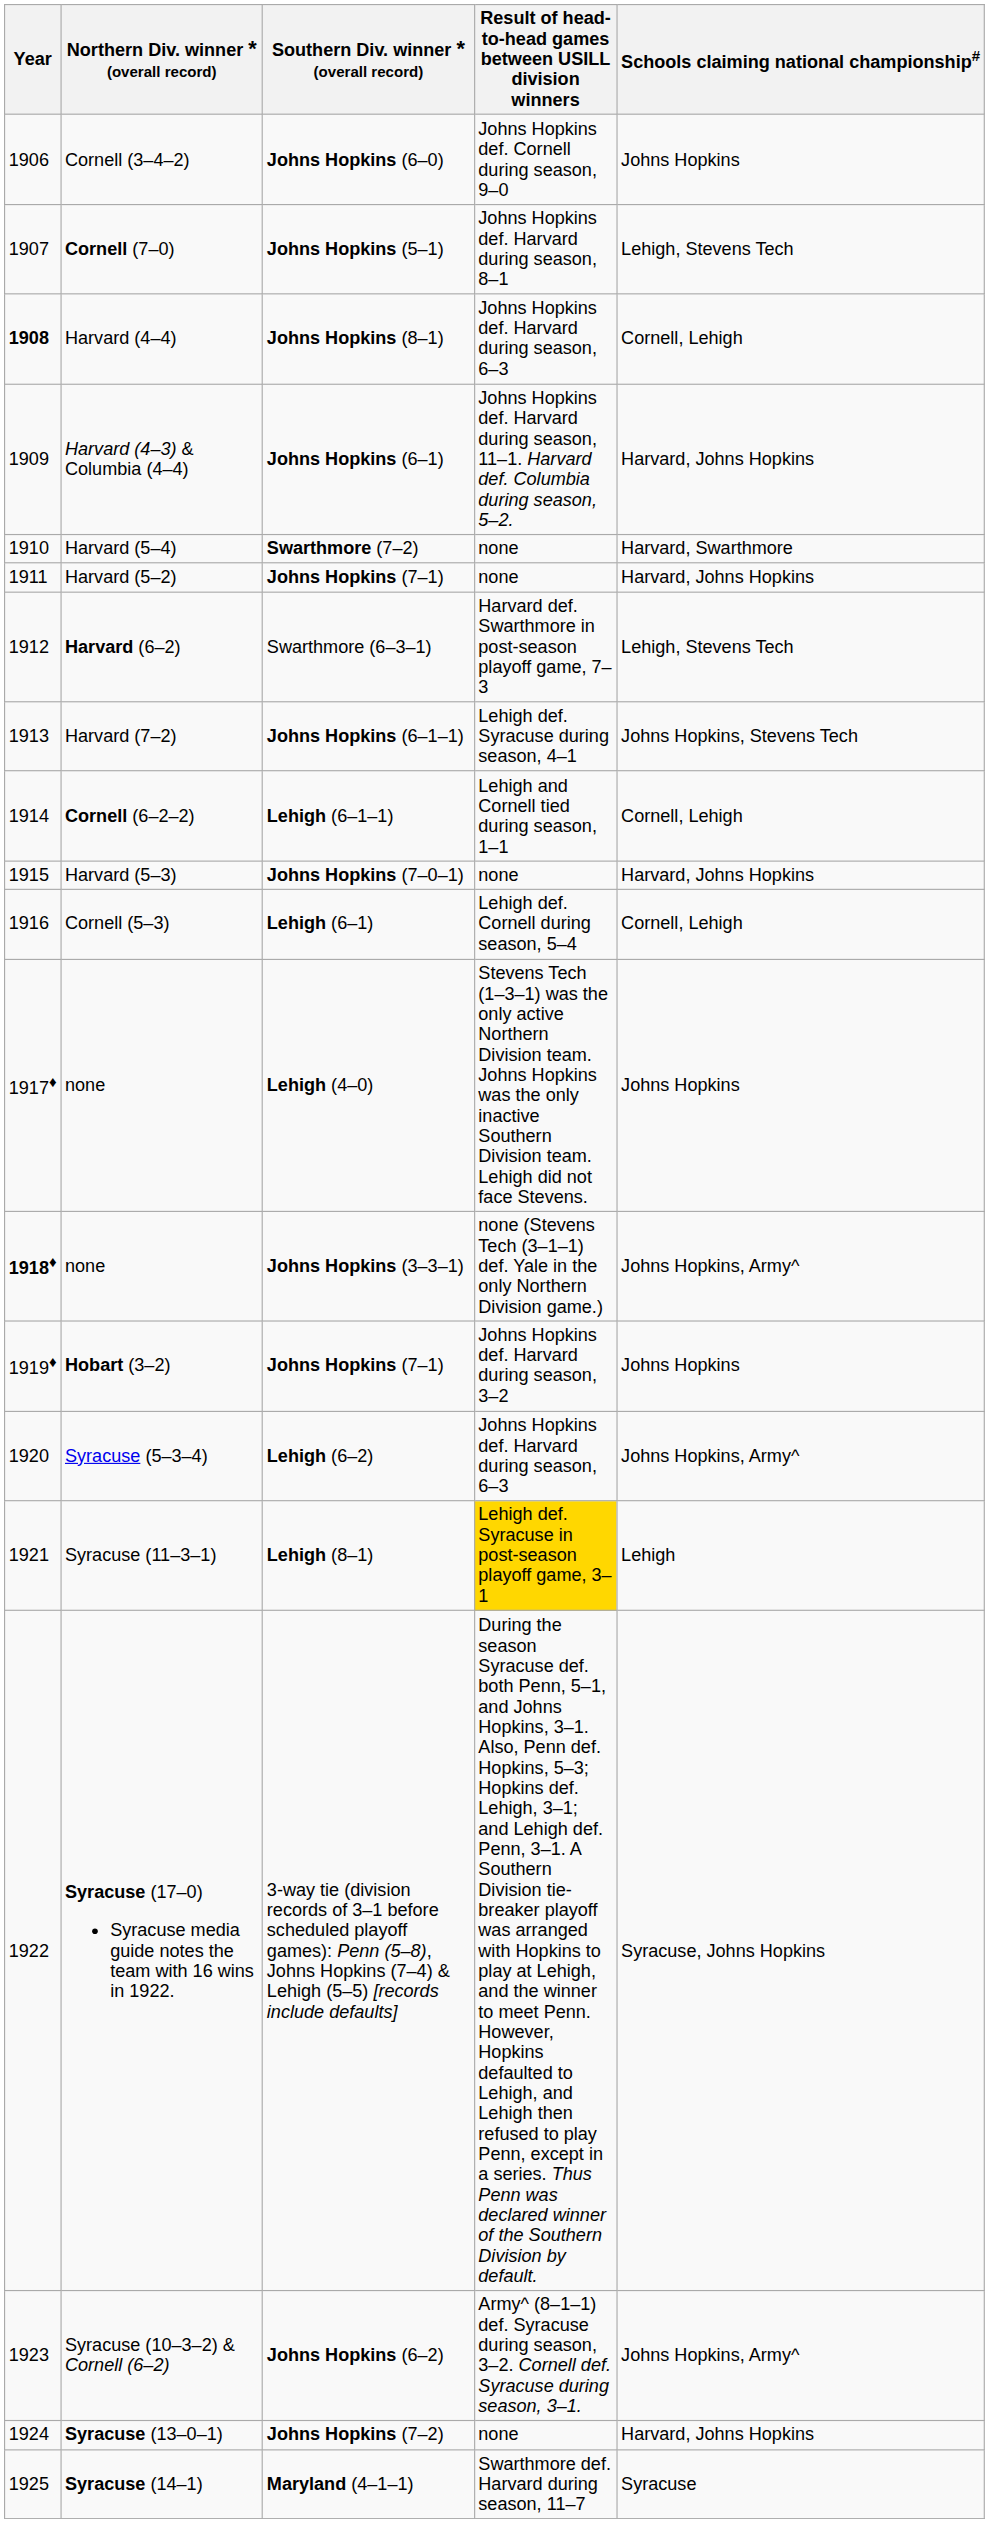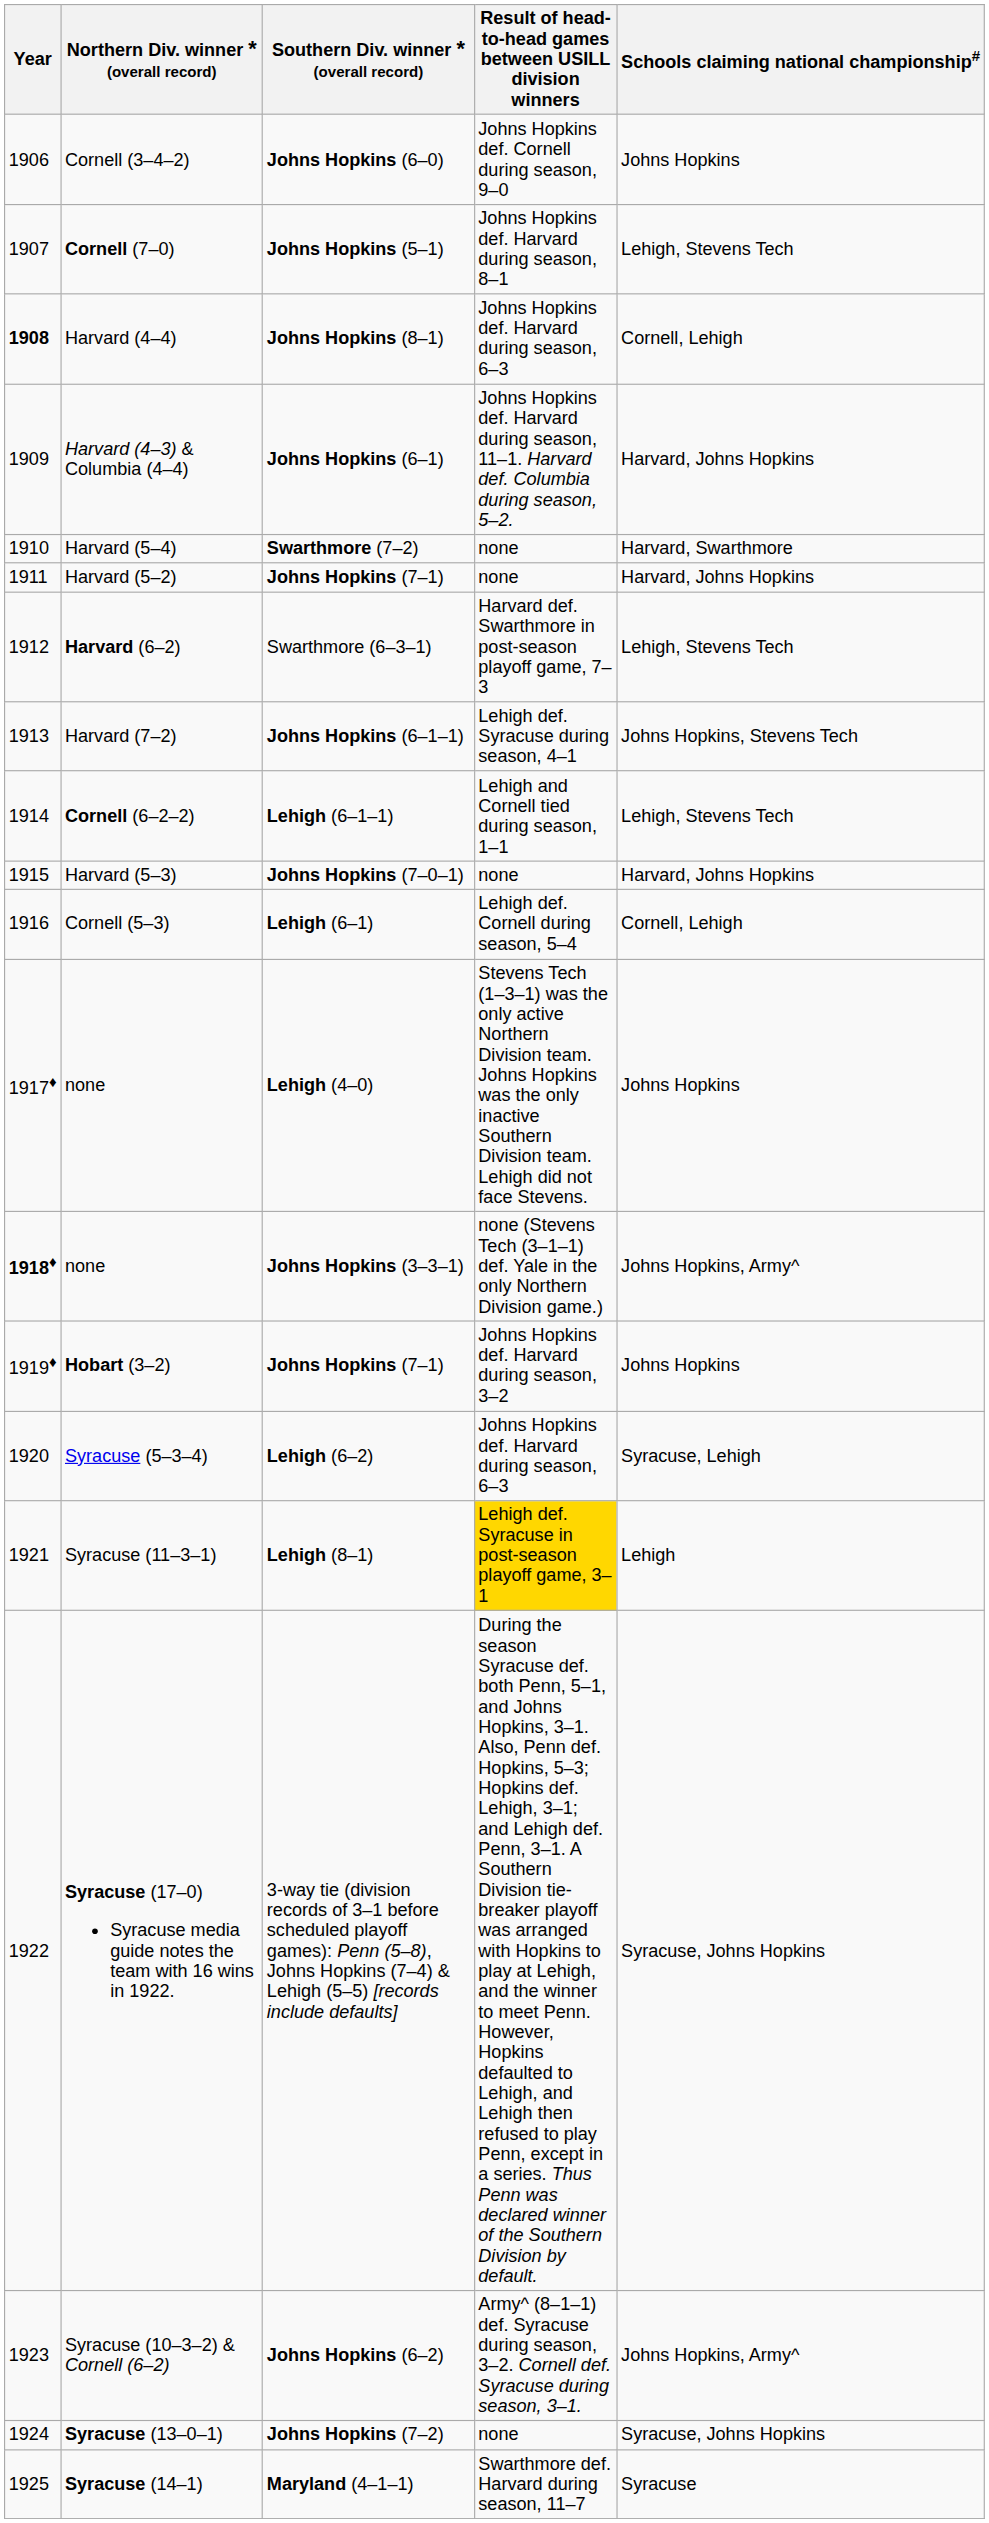(682, 815) Cornell, Lehigh -> (707, 815) Lehigh, Stevens Tech
(710, 1455) Johns Hopkins, Army^ -> (691, 1455) Syracuse, Lehigh
(718, 2434) Harvard, Johns Hopkins -> (723, 2434) Syracuse, Johns Hopkins
